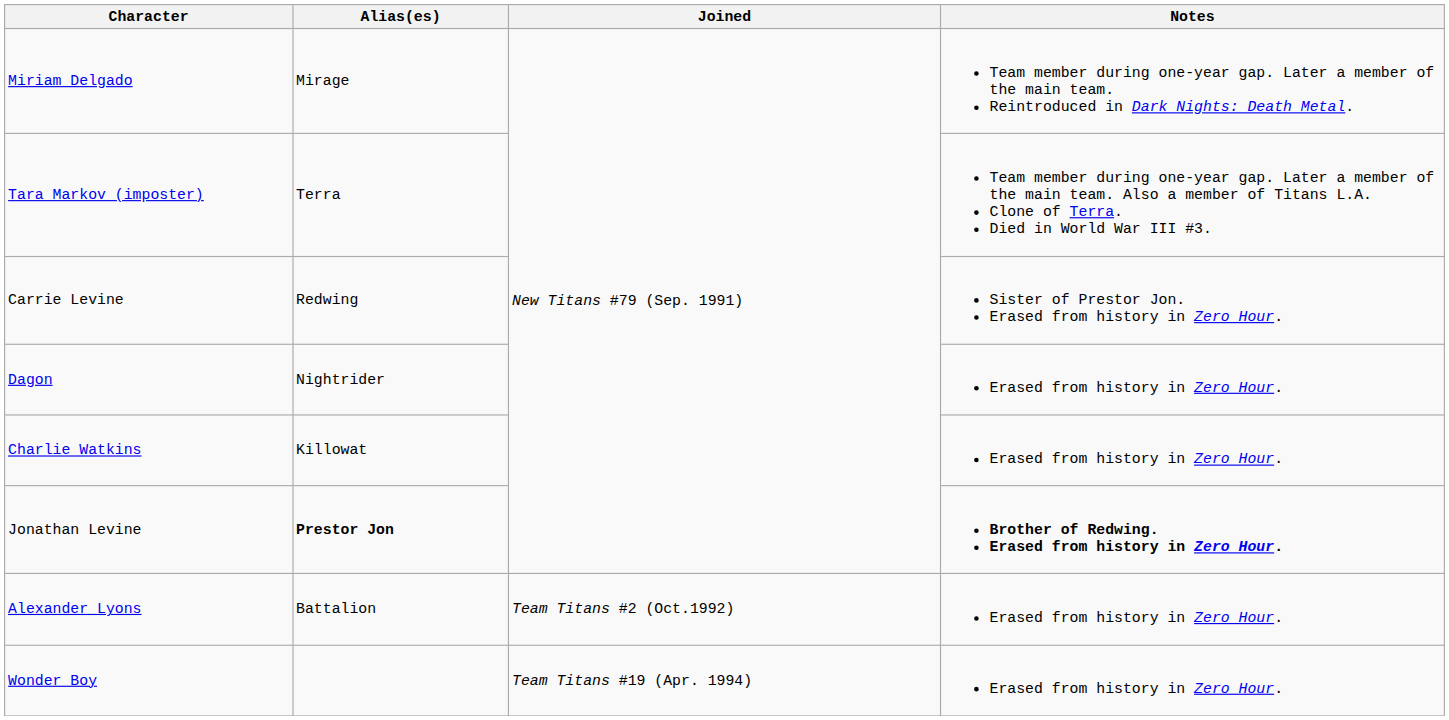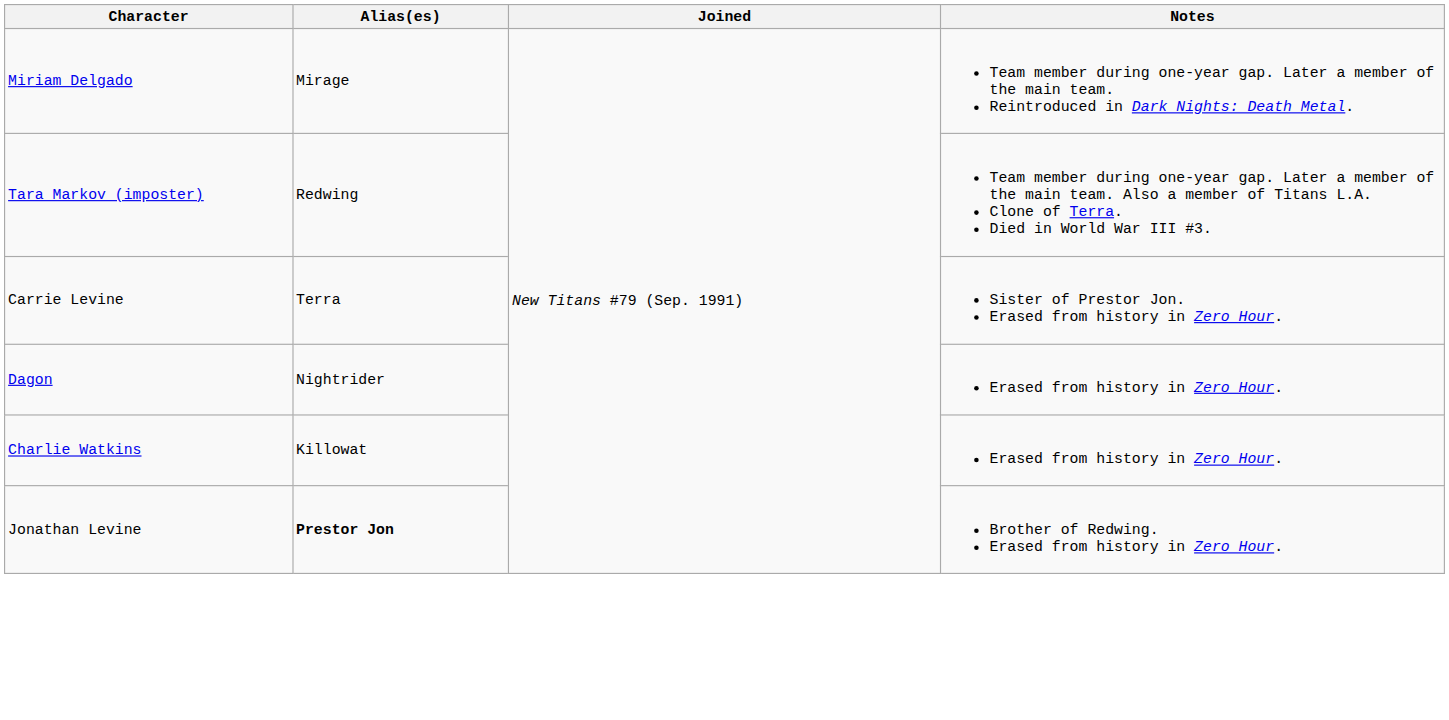(318, 195) Terra -> (327, 195) Redwing
(327, 300) Redwing -> (318, 300) Terra
(1192, 538) bold -> (1192, 538) normal
- row: (75, 609)
- row: (53, 680)
